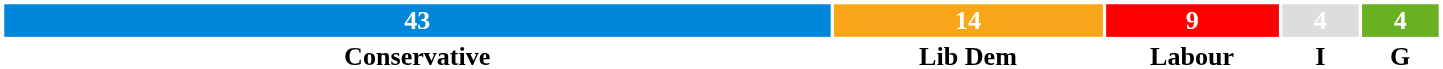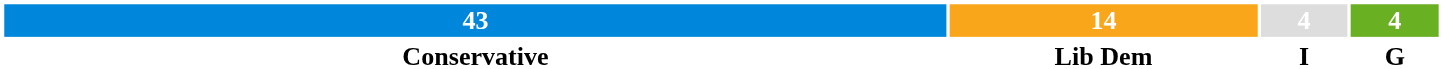- column: (1192, 20)
